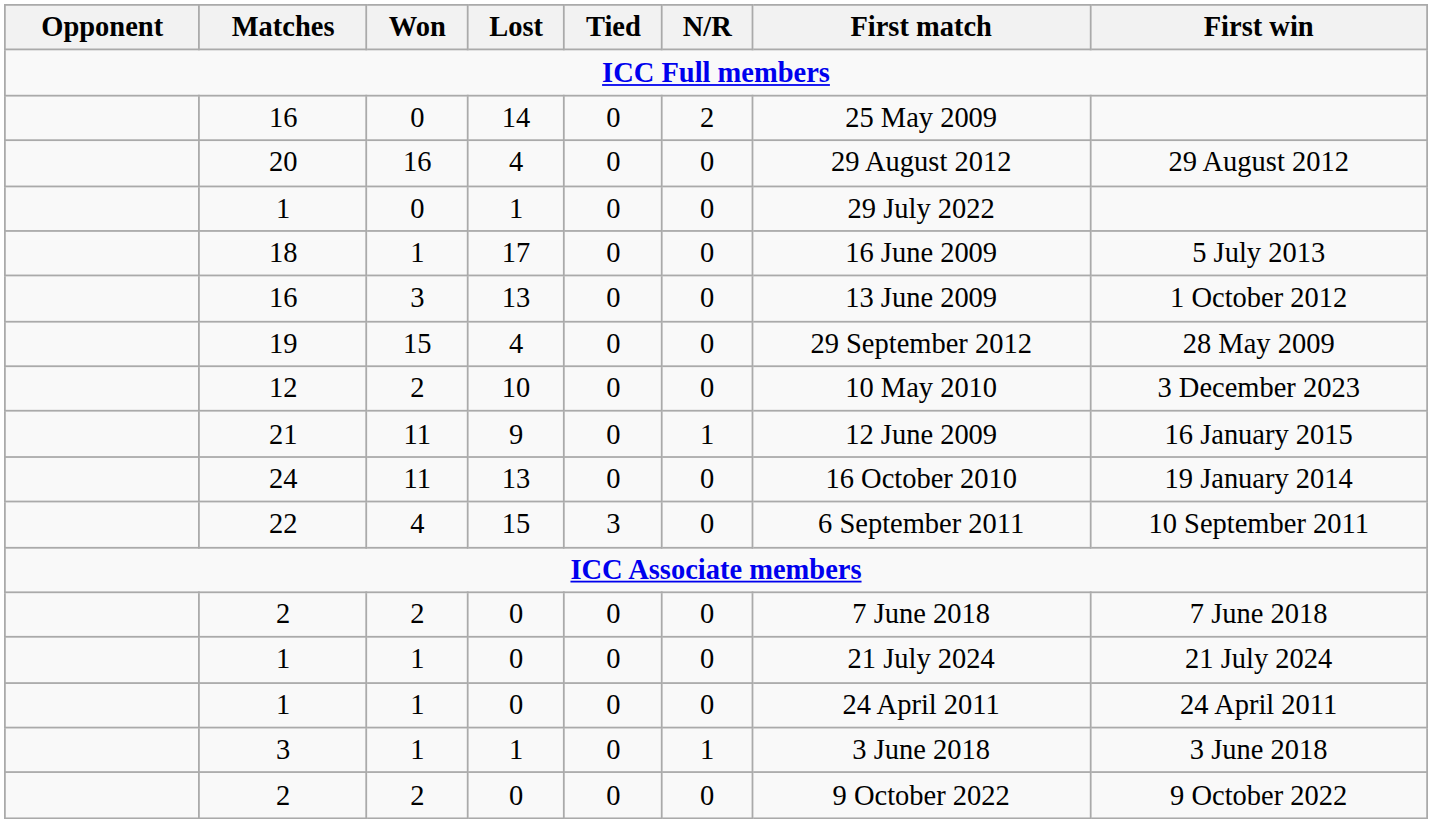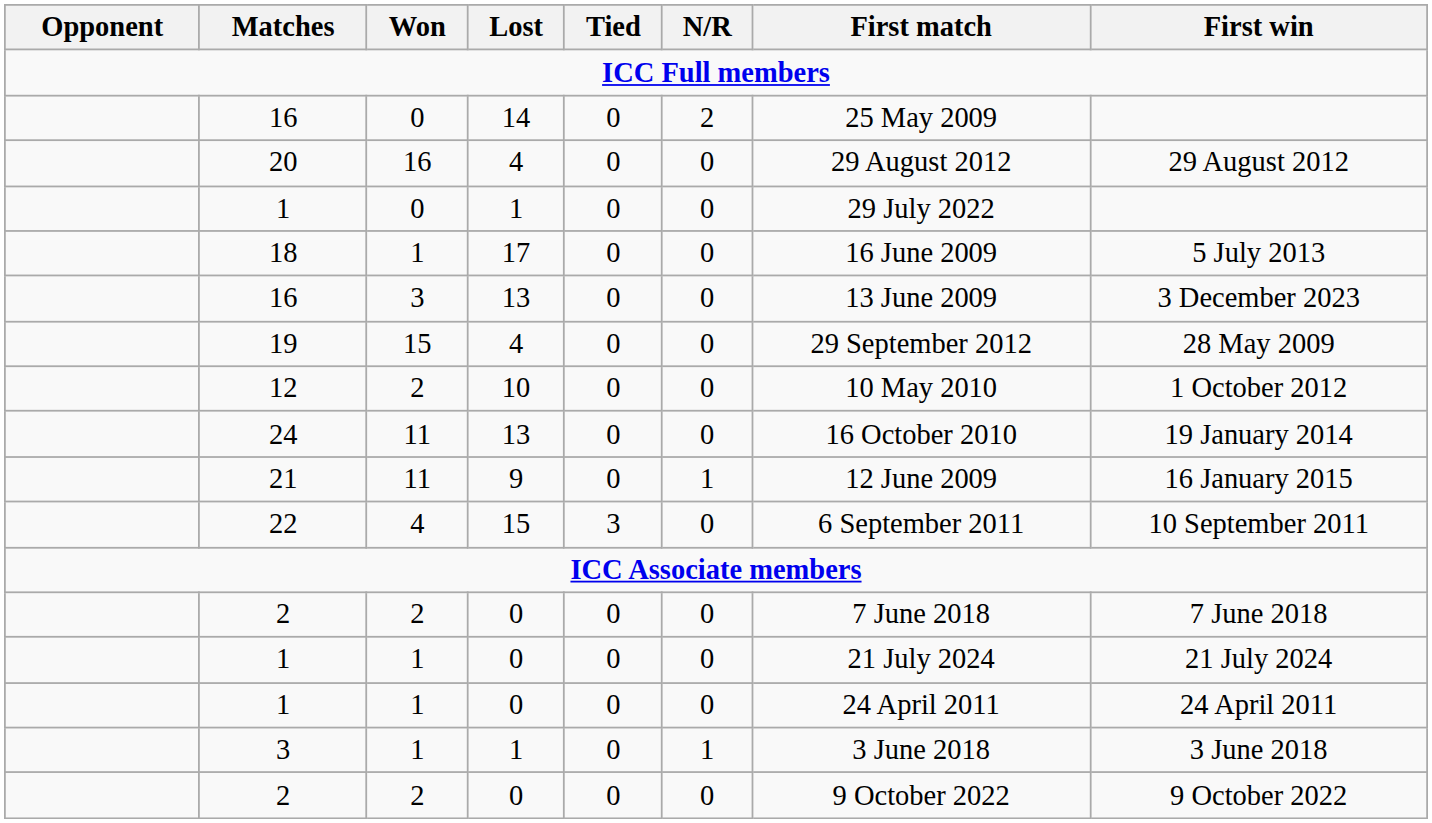(1259, 298) 1 October 2012 -> (1259, 298) 3 December 2023
(1259, 388) 3 December 2023 -> (1259, 388) 1 October 2012
rows swapped: (283, 478) <-> (283, 433)
